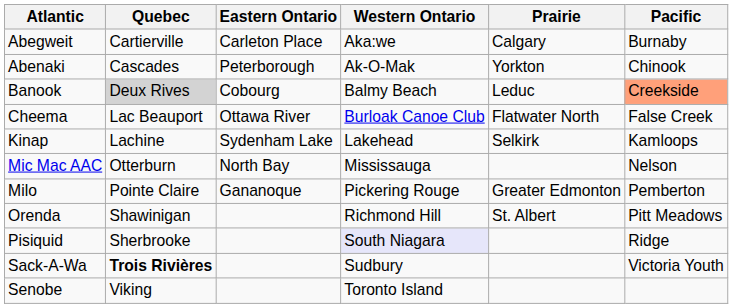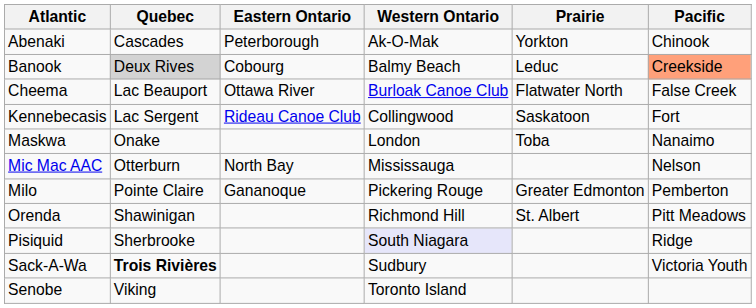- row: (40, 41)
+ row: (57, 116)
- row: (28, 141)
+ row: (37, 141)
